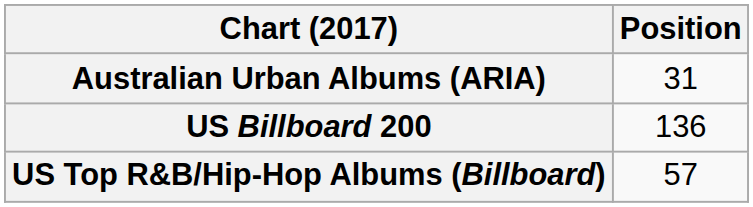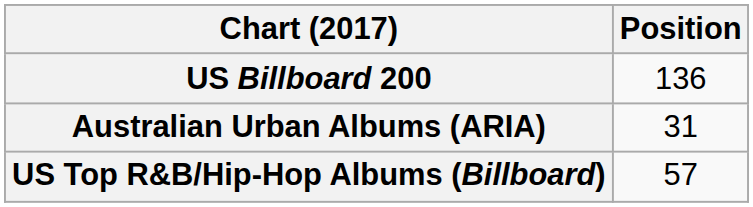rows swapped: (309, 77) <-> (309, 126)
